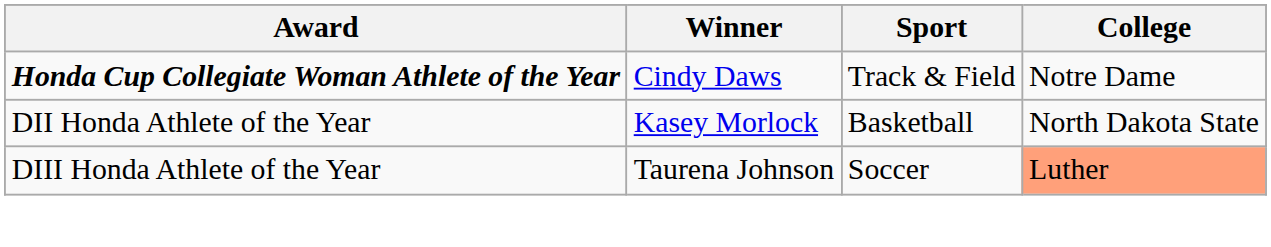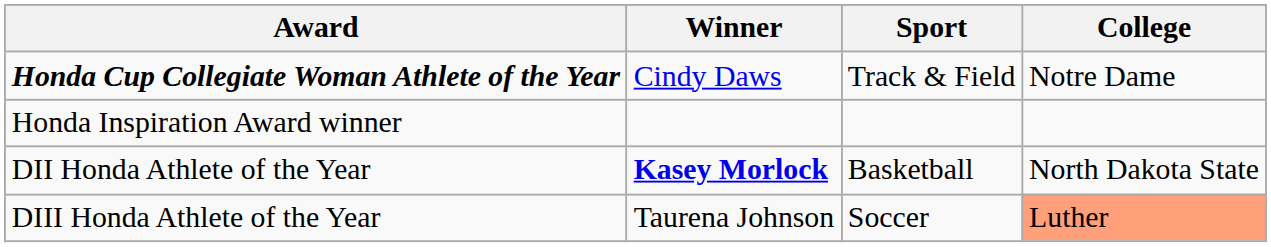+ row: (207, 122)
(726, 122) normal -> (731, 169) bold
